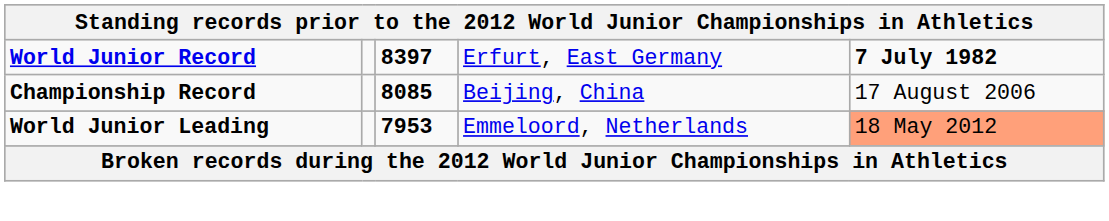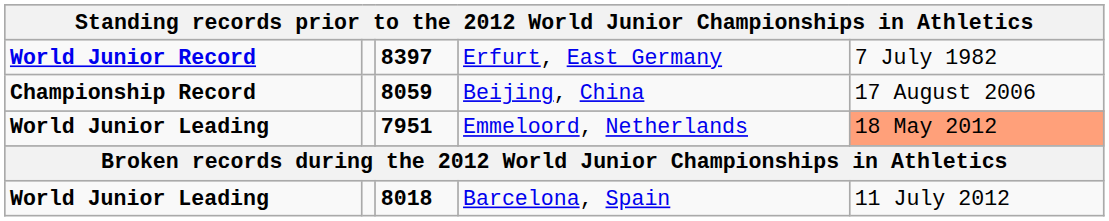(926, 58) bold -> (926, 58) normal
(407, 93) 8085 -> (407, 93) 8059
(407, 128) 7953 -> (407, 128) 7951
+ row: (567, 198)
